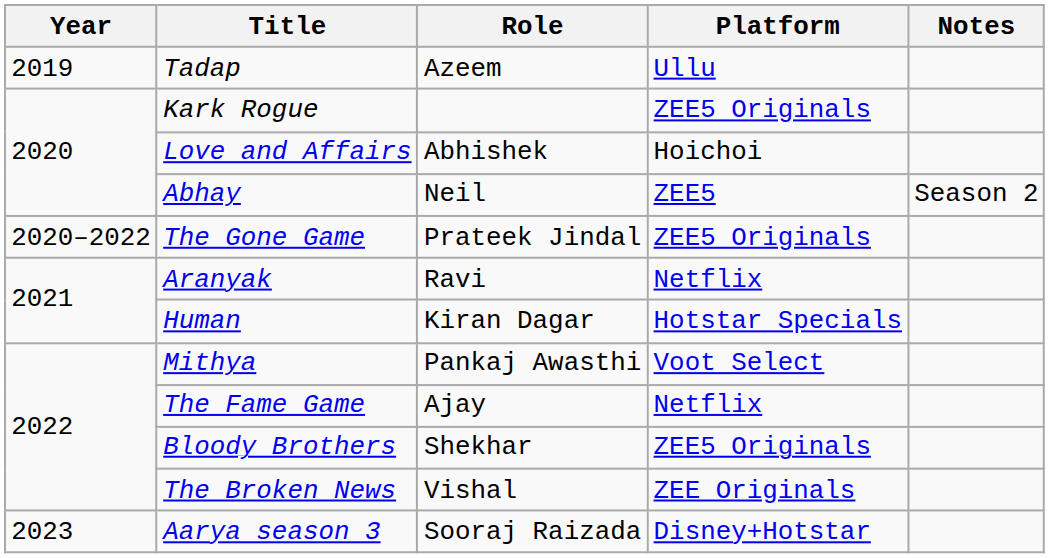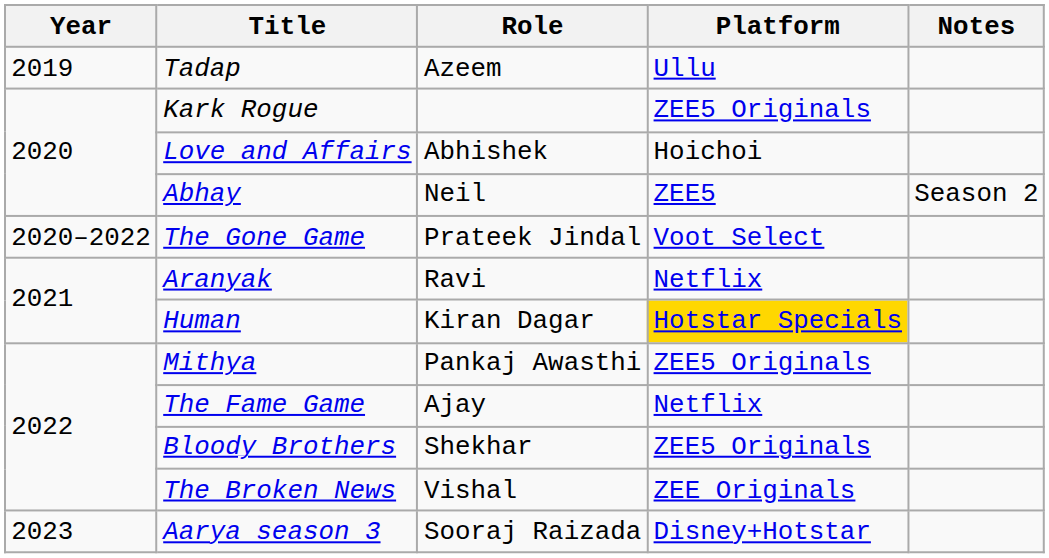(762, 237) ZEE5 Originals -> (739, 237) Voot Select
(778, 321) no background -> (778, 321) gold background
(739, 363) Voot Select -> (762, 363) ZEE5 Originals
